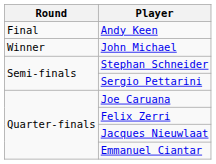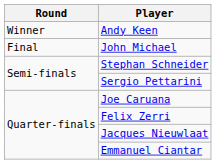(23, 30) Final -> (26, 30) Winner
(26, 47) Winner -> (23, 47) Final
